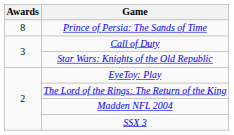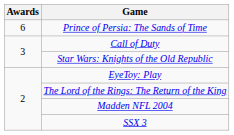(23, 28) 8 -> (23, 28) 6
